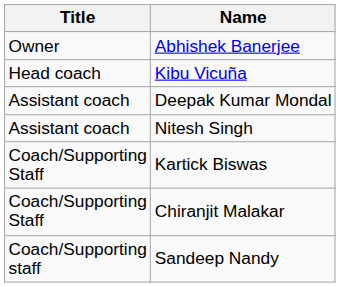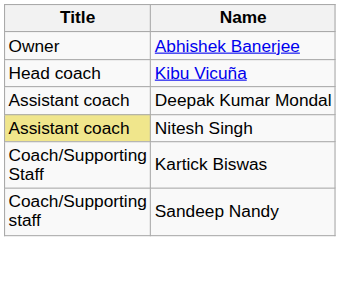(69, 127) no background -> (69, 127) khaki background
- row: (220, 211)
